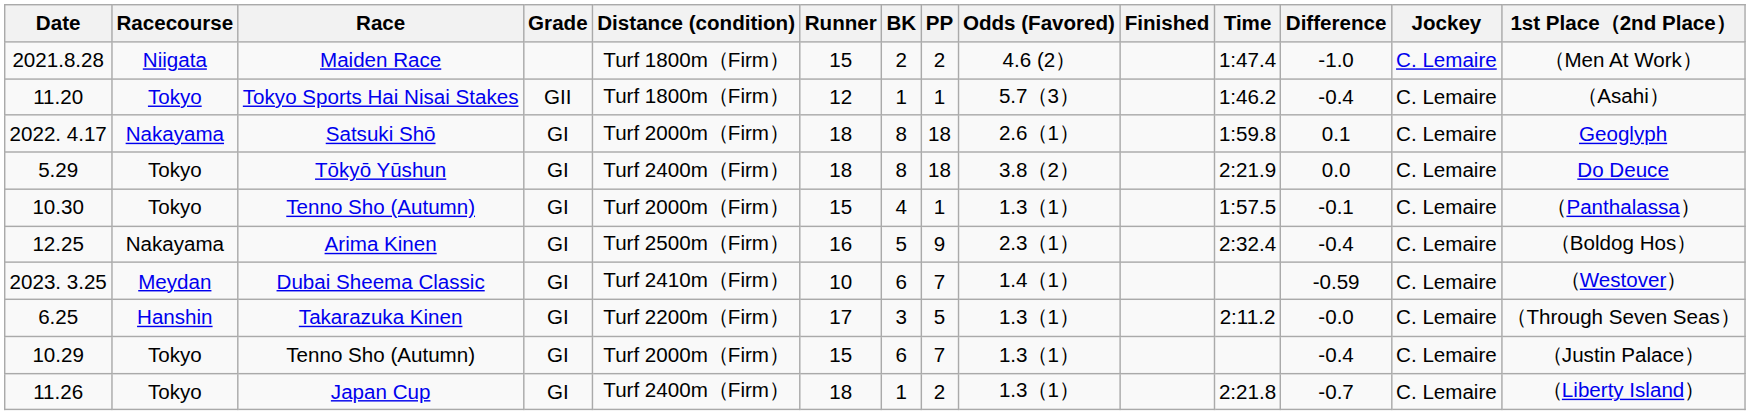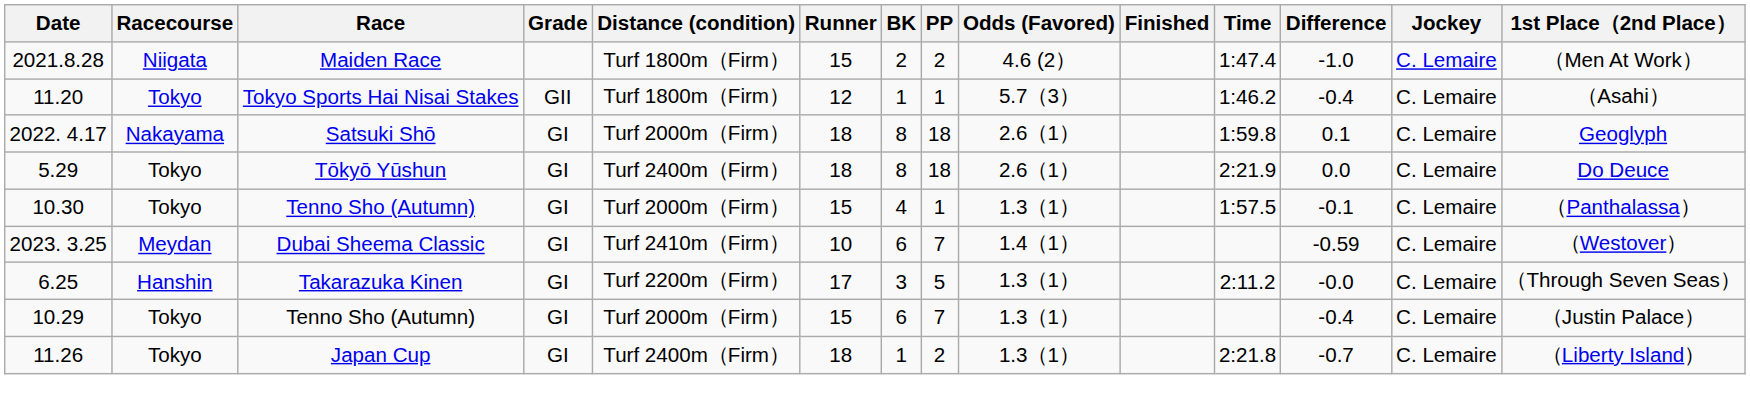(1039, 170) 3.8（2） -> (1039, 170) 2.6（1）
- row: (58, 244)
